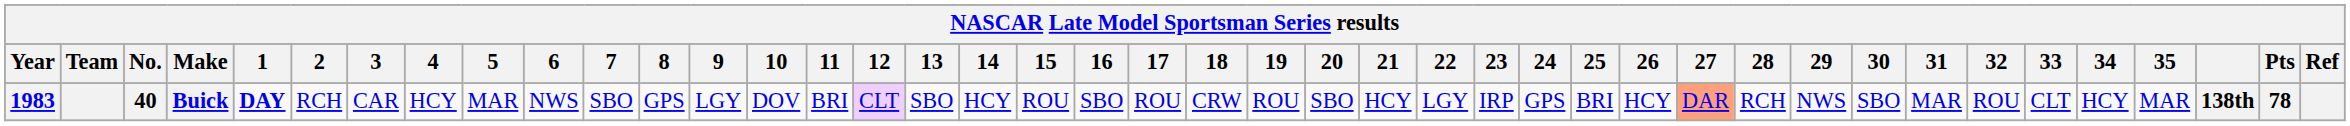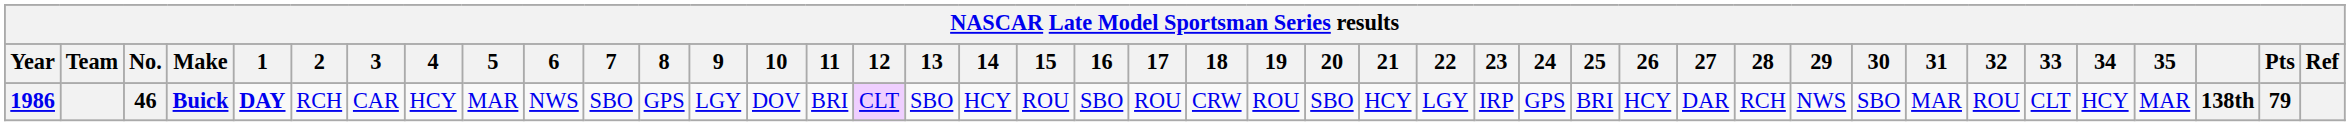(33, 101) 1983 -> (33, 101) 1986
(145, 101) 40 -> (145, 101) 46
(1706, 101) lightsalmon background -> (1706, 101) no background
(2280, 101) 78 -> (2280, 101) 79
